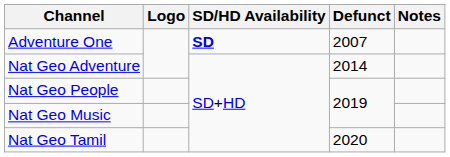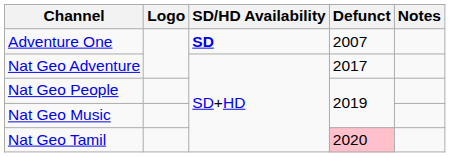(350, 66) 2014 -> (350, 66) 2017
(350, 139) no background -> (350, 139) pink background
